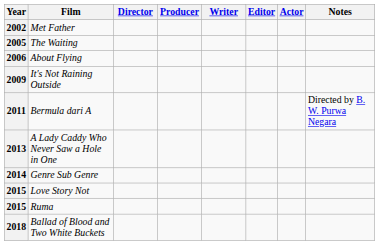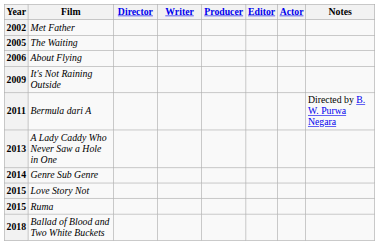columns swapped: (224, 12) <-> (180, 12)
